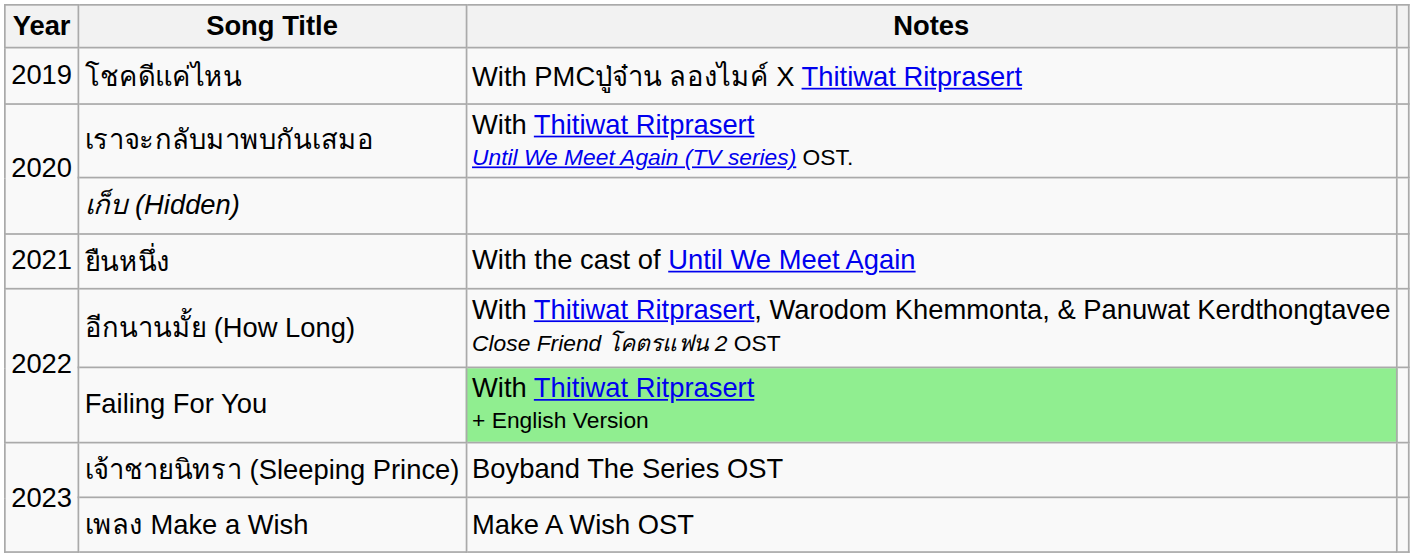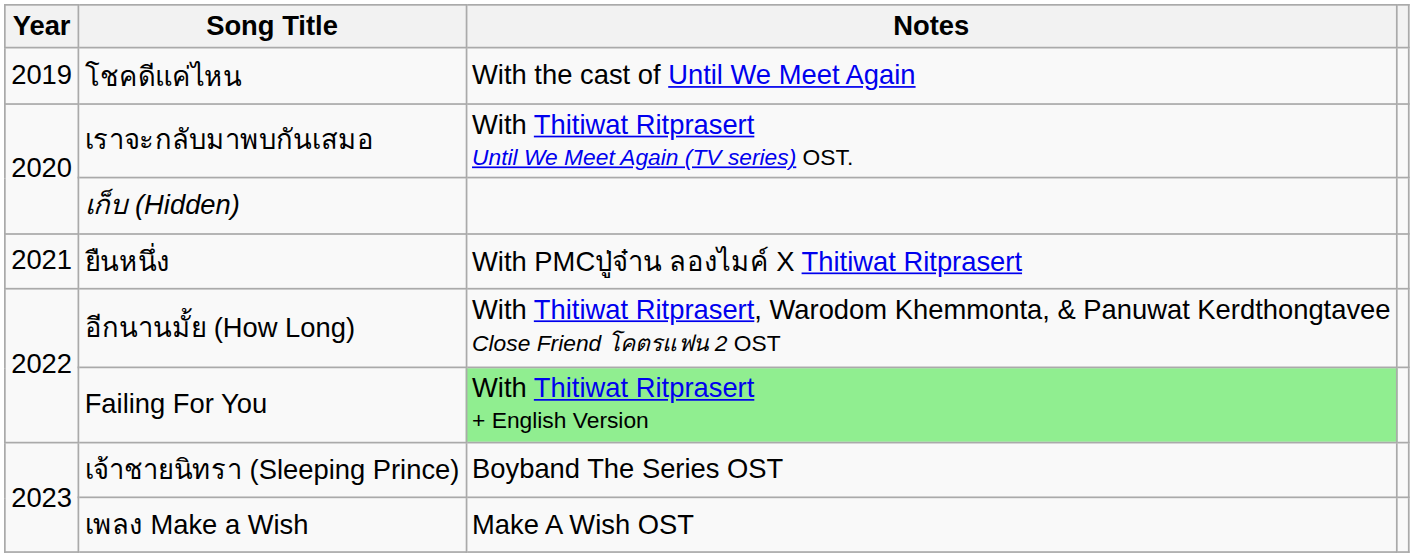(747, 76) With PMCปู่จ๋าน ลองไมค์ X Thitiwat Ritprasert -> (694, 75) With the cast of Until We Meet Again
(694, 260) With the cast of Until We Meet Again -> (747, 261) With PMCปู่จ๋าน ลองไมค์ X Thitiwat Ritprasert
